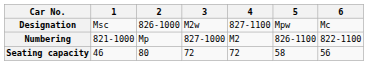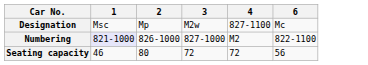- column: (295, 11)
(159, 25) 826-1000 -> (144, 25) Mp
(114, 39) no background -> (114, 39) lavender background
(144, 39) Mp -> (159, 39) 826-1000
